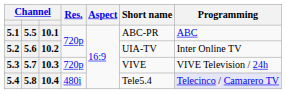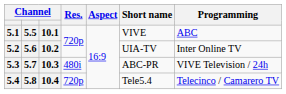(140, 33) ABC-PR -> (134, 33) VIVE
(73, 65) 720p -> (72, 65) 480i
(134, 65) VIVE -> (140, 65) ABC-PR
(72, 81) 480i -> (73, 81) 720p
(228, 81) lavender background -> (228, 81) no background
